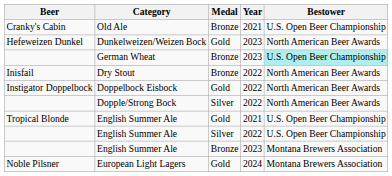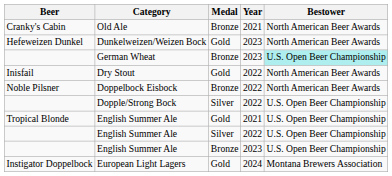(326, 27) U.S. Open Beer Championship -> (323, 27) North American Beer Awards
(225, 73) Bronze -> (220, 73) Gold
(50, 88) Instigator Doppelbock -> (33, 88) Noble Pilsner
(220, 88) Gold -> (225, 88) Bronze
(323, 103) North American Beer Awards -> (326, 103) U.S. Open Beer Championship
(324, 149) Montana Brewers Association -> (326, 149) U.S. Open Beer Championship
(33, 164) Noble Pilsner -> (50, 164) Instigator Doppelbock
